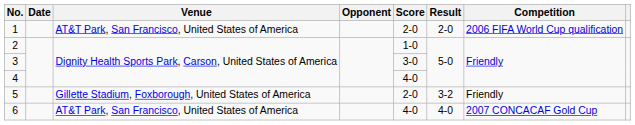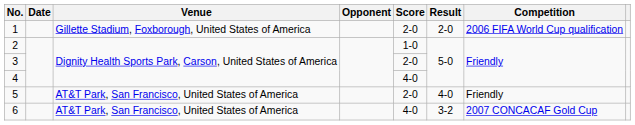(177, 29) AT&T Park, San Francisco, United States of America -> (183, 29) Gillette Stadium, Foxborough, United States of America
(410, 62) 3-0 -> (410, 62) 2-0
(183, 95) Gillette Stadium, Foxborough, United States of America -> (177, 95) AT&T Park, San Francisco, United States of America
(445, 95) 3-2 -> (445, 95) 4-0
(445, 111) 4-0 -> (445, 111) 3-2
